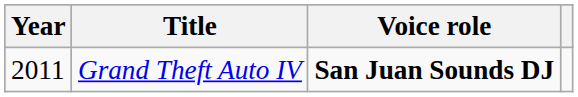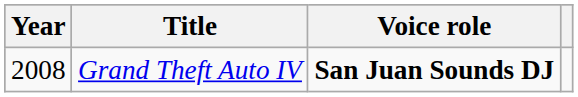(38, 69) 2011 -> (38, 69) 2008
